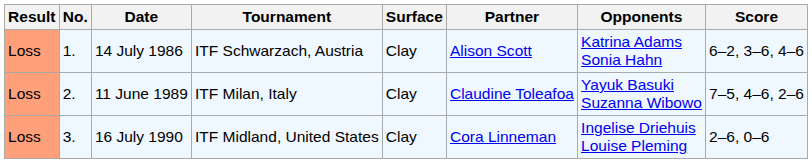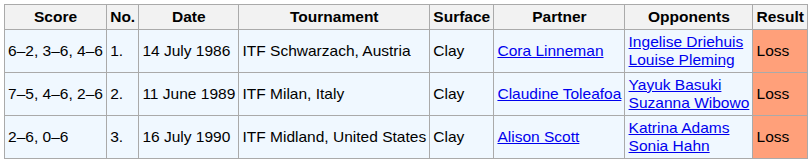columns swapped: (32, 16) <-> (756, 16)
(491, 50) Alison Scott -> (550, 50) Cora Linneman
(632, 50) Katrina Adams Sonia Hahn -> (686, 50) Ingelise Driehuis Louise Pleming
(503, 137) Cora Linneman -> (538, 137) Alison Scott
(638, 137) Ingelise Driehuis Louise Pleming -> (679, 137) Katrina Adams Sonia Hahn
